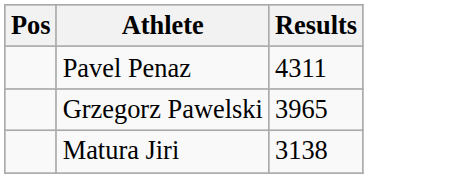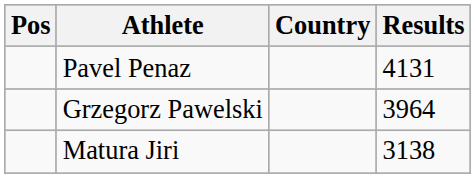+ column: (323, 25)
(301, 67) 4311 -> (409, 67) 4131
(301, 109) 3965 -> (409, 109) 3964
